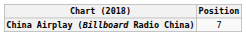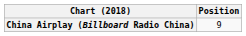(219, 25) 7 -> (219, 25) 9
